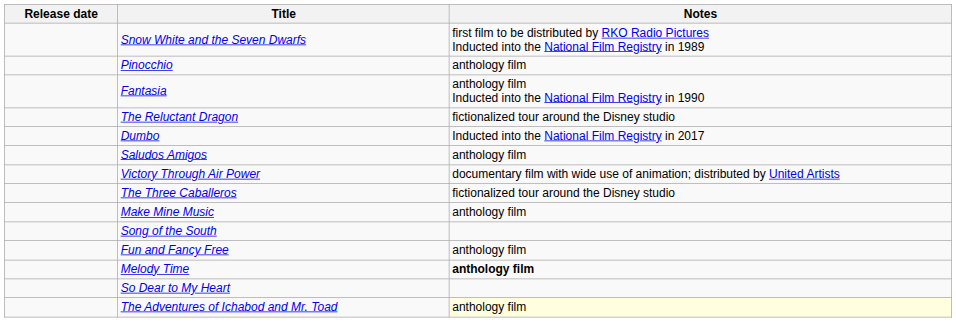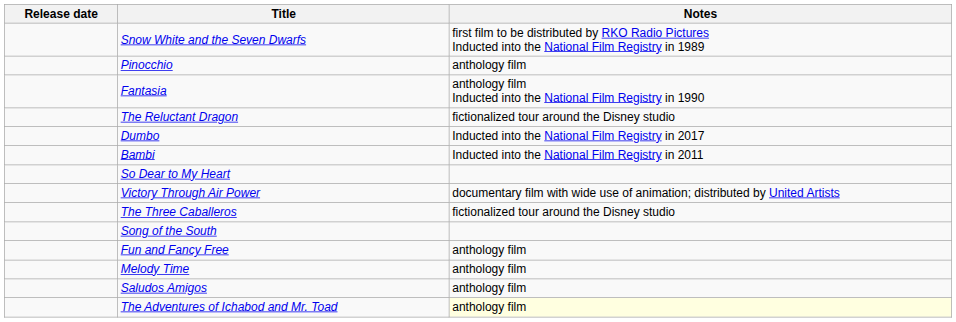+ row: (138, 155)
rows swapped: (164, 155) <-> (175, 288)
- row: (167, 212)
(493, 269) bold -> (489, 269) normal
